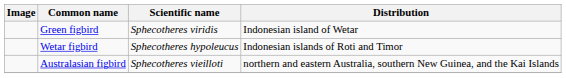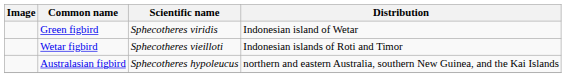(185, 47) Sphecotheres hypoleucus -> (177, 47) Sphecotheres vieilloti
(177, 64) Sphecotheres vieilloti -> (185, 64) Sphecotheres hypoleucus
